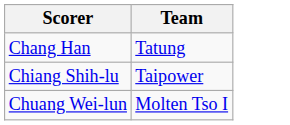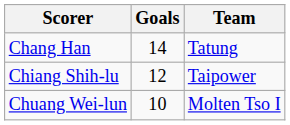+ column: (157, 18)
